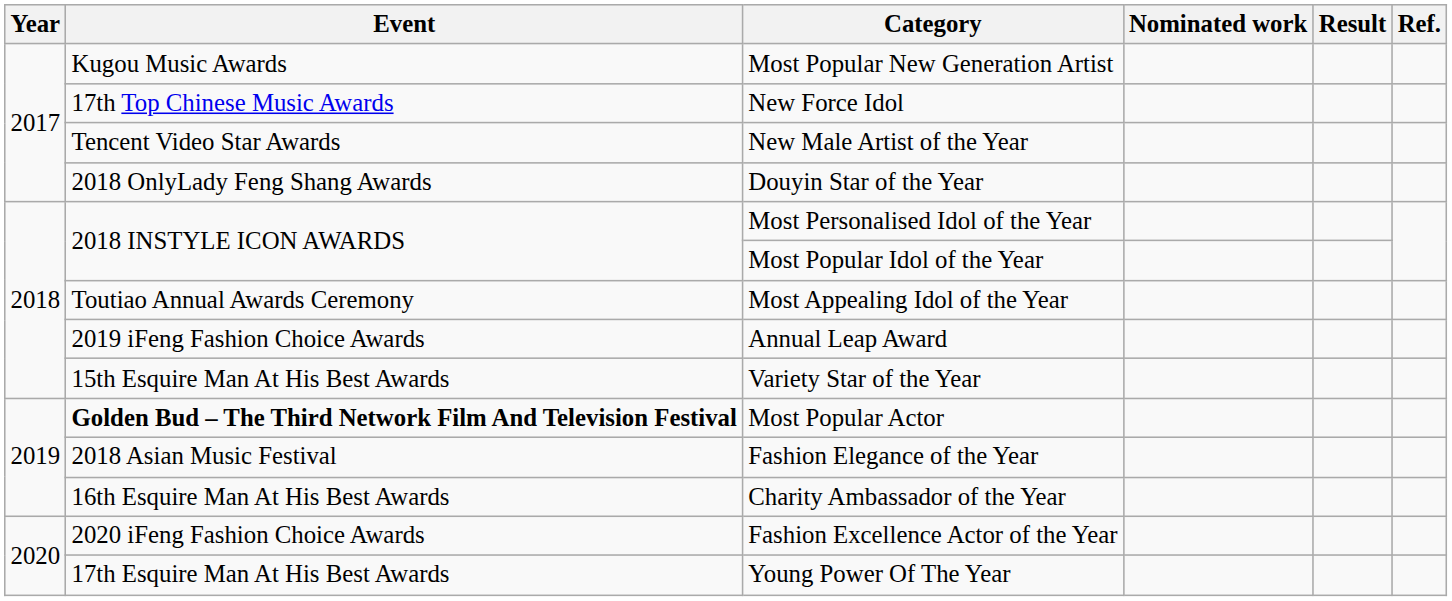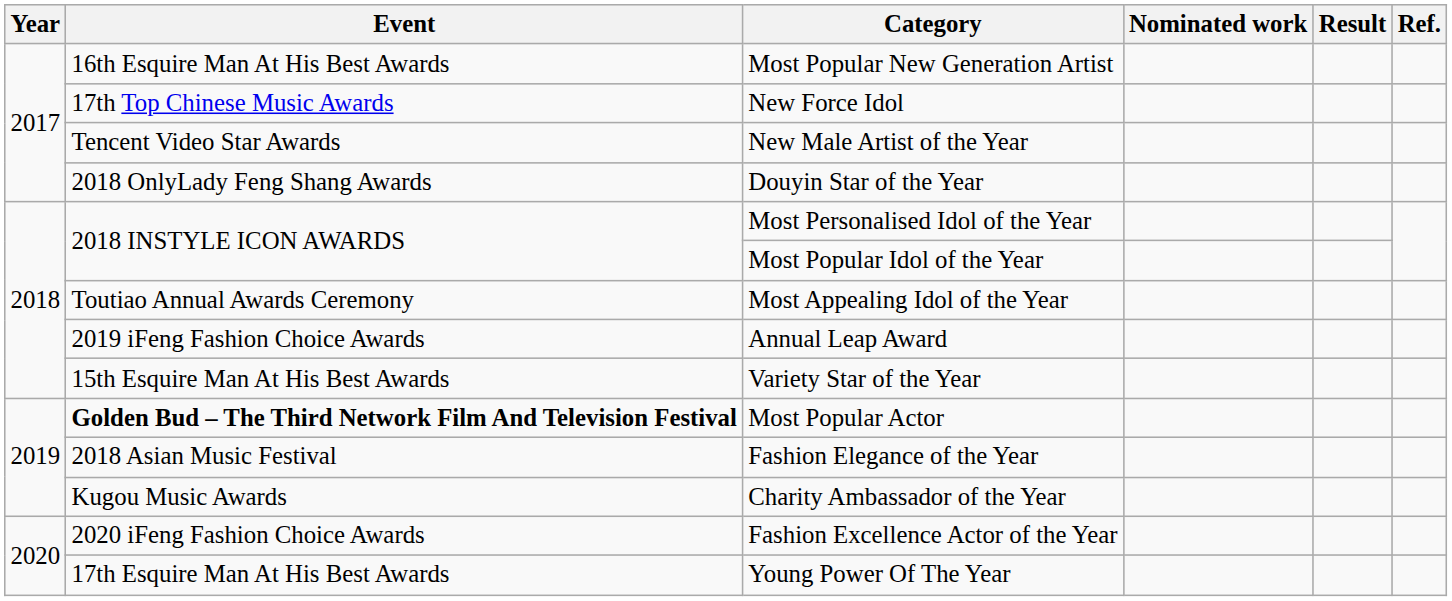(179, 63) Kugou Music Awards -> (261, 63) 16th Esquire Man At His Best Awards
(261, 496) 16th Esquire Man At His Best Awards -> (179, 496) Kugou Music Awards
